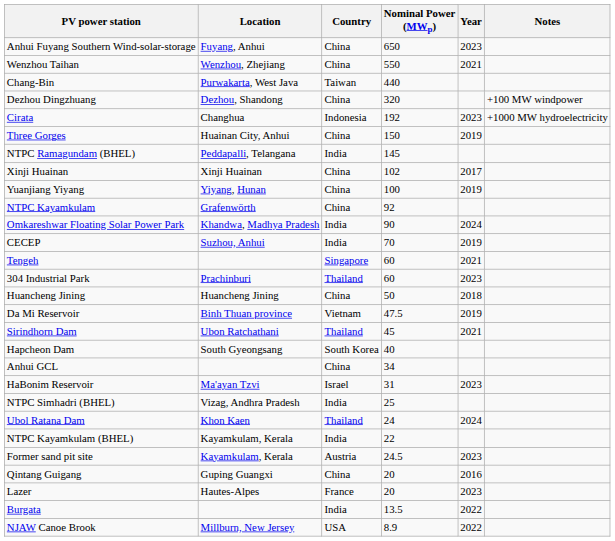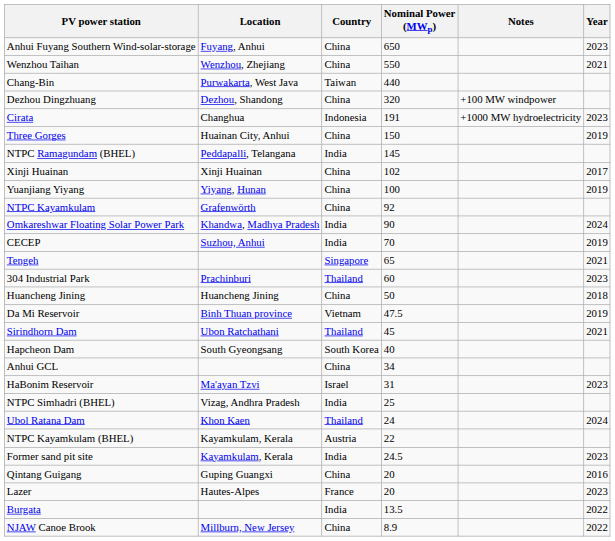columns swapped: (471, 21) <-> (547, 21)
(392, 118) 192 -> (392, 118) 191
(389, 260) 60 -> (389, 260) 65
(336, 438) India -> (340, 438) Austria
(340, 456) Austria -> (336, 456) India
(335, 527) USA -> (337, 527) China
